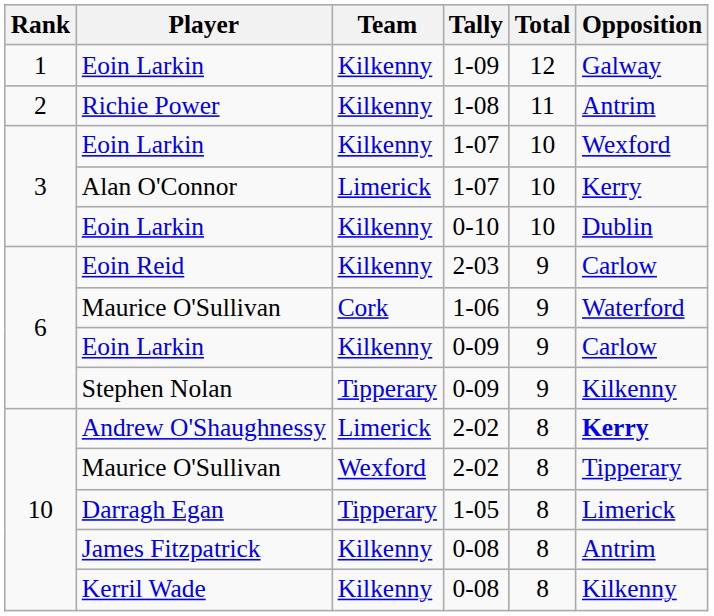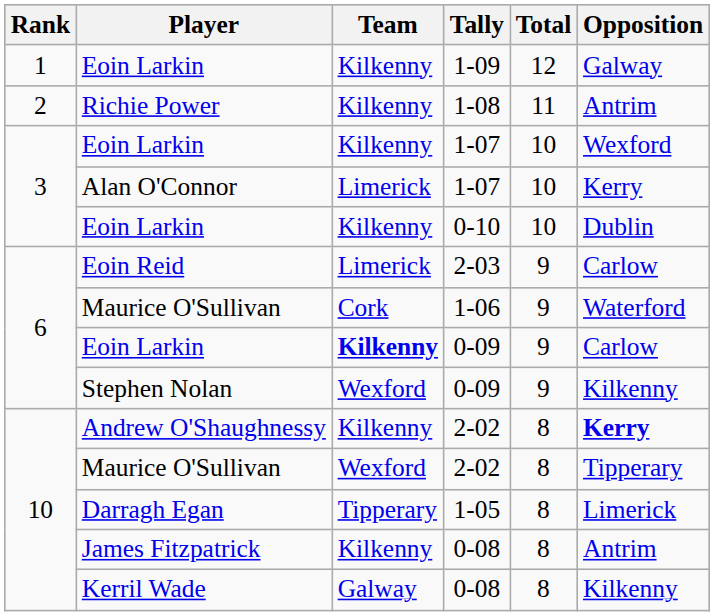(385, 266) Kilkenny -> (384, 266) Limerick
(385, 347) normal -> (388, 347) bold
(387, 387) Tipperary -> (382, 387) Wexford
(384, 428) Limerick -> (385, 428) Kilkenny
(385, 589) Kilkenny -> (377, 589) Galway
